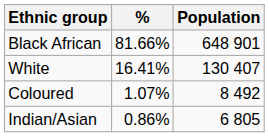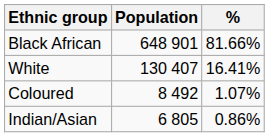columns swapped: (219, 17) <-> (142, 17)
